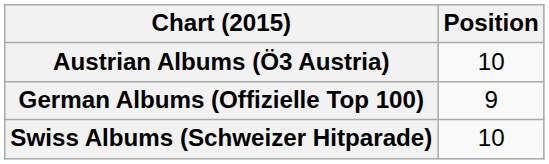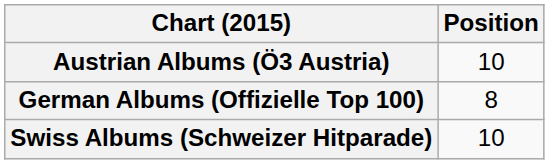(491, 100) 9 -> (491, 100) 8
